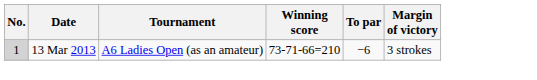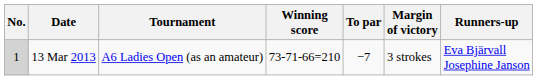+ column: (487, 22)
(364, 50) −6 -> (364, 57) −7
